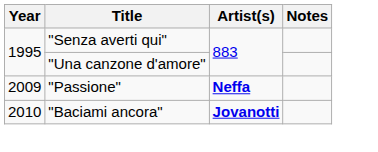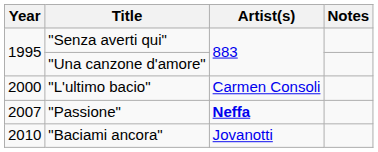+ row: (99, 87)
(25, 87) 2009 -> (25, 111) 2007
(246, 111) bold -> (243, 135) normal
